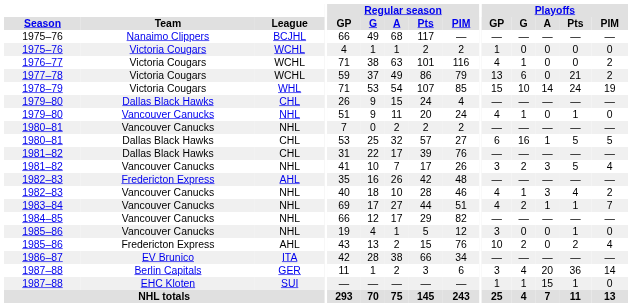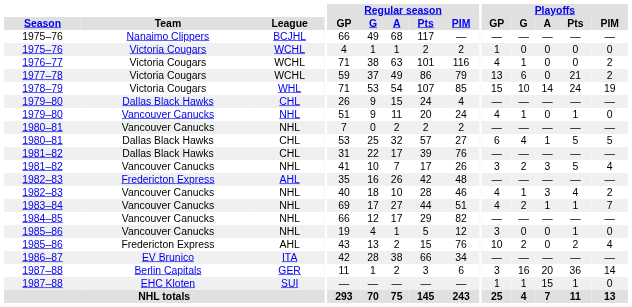(524, 140) 16 -> (524, 140) 4
(524, 270) 4 -> (524, 270) 16
